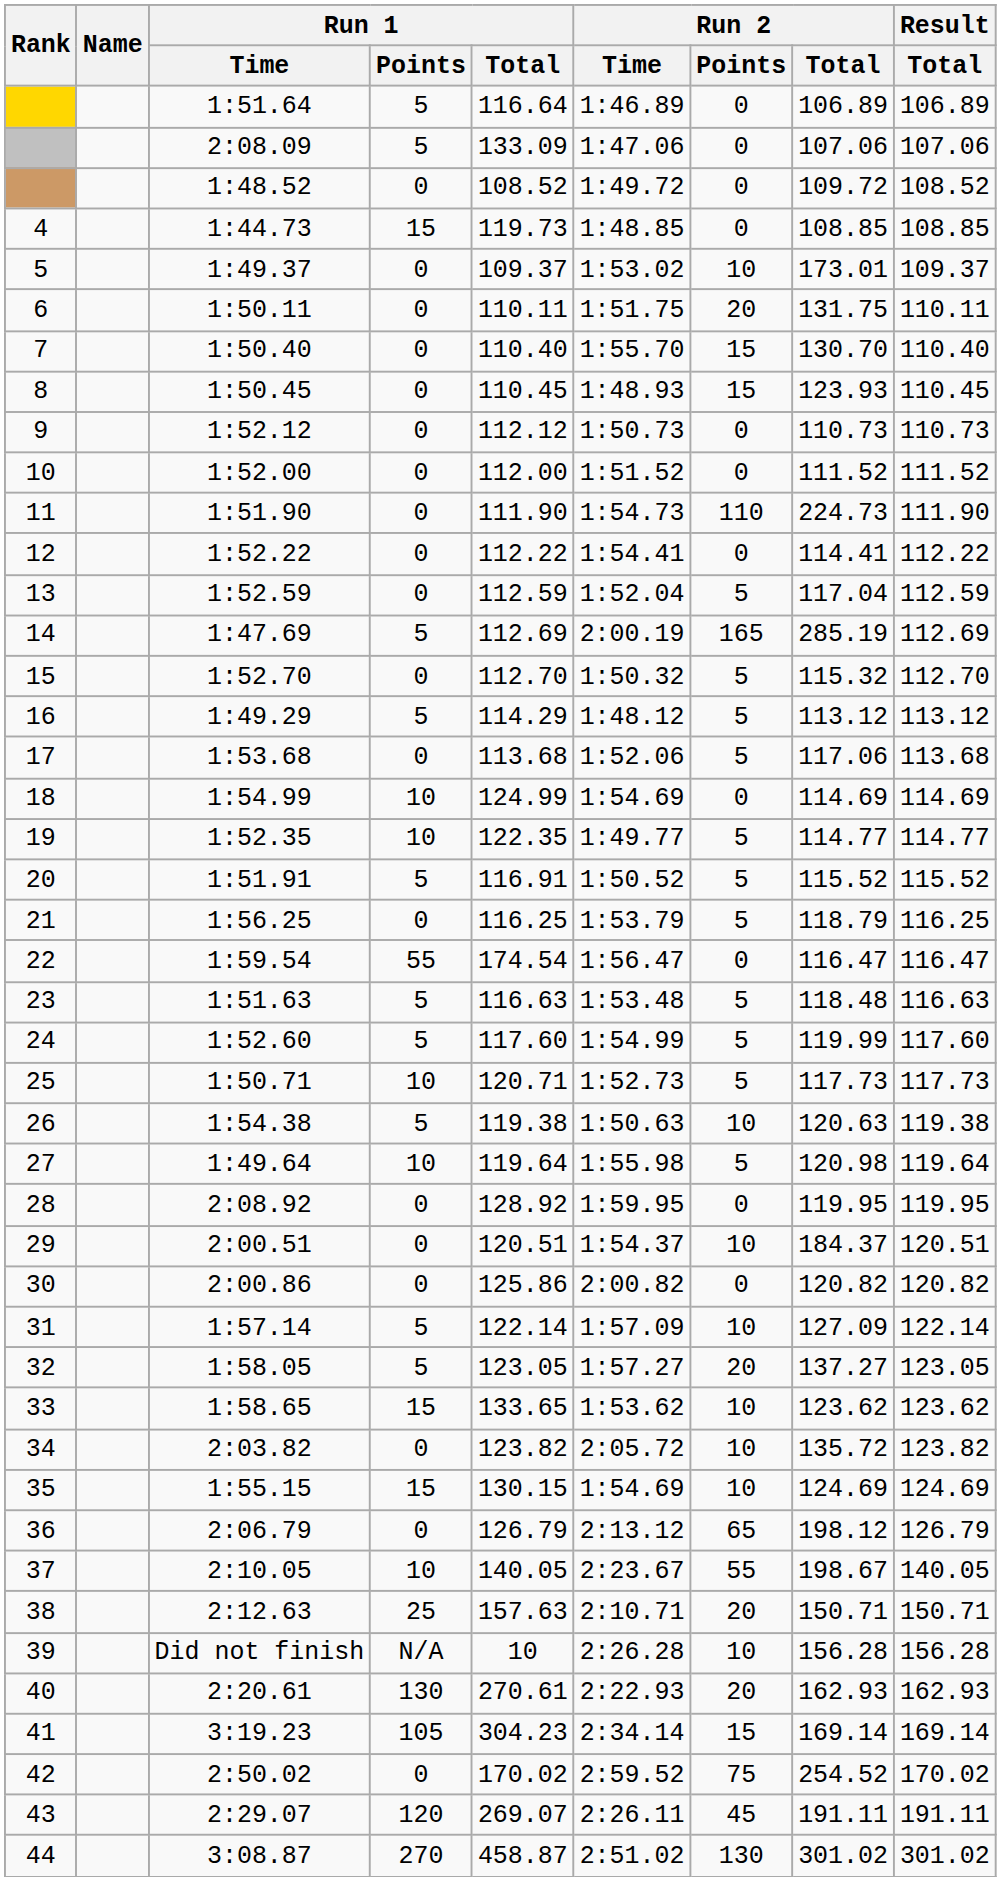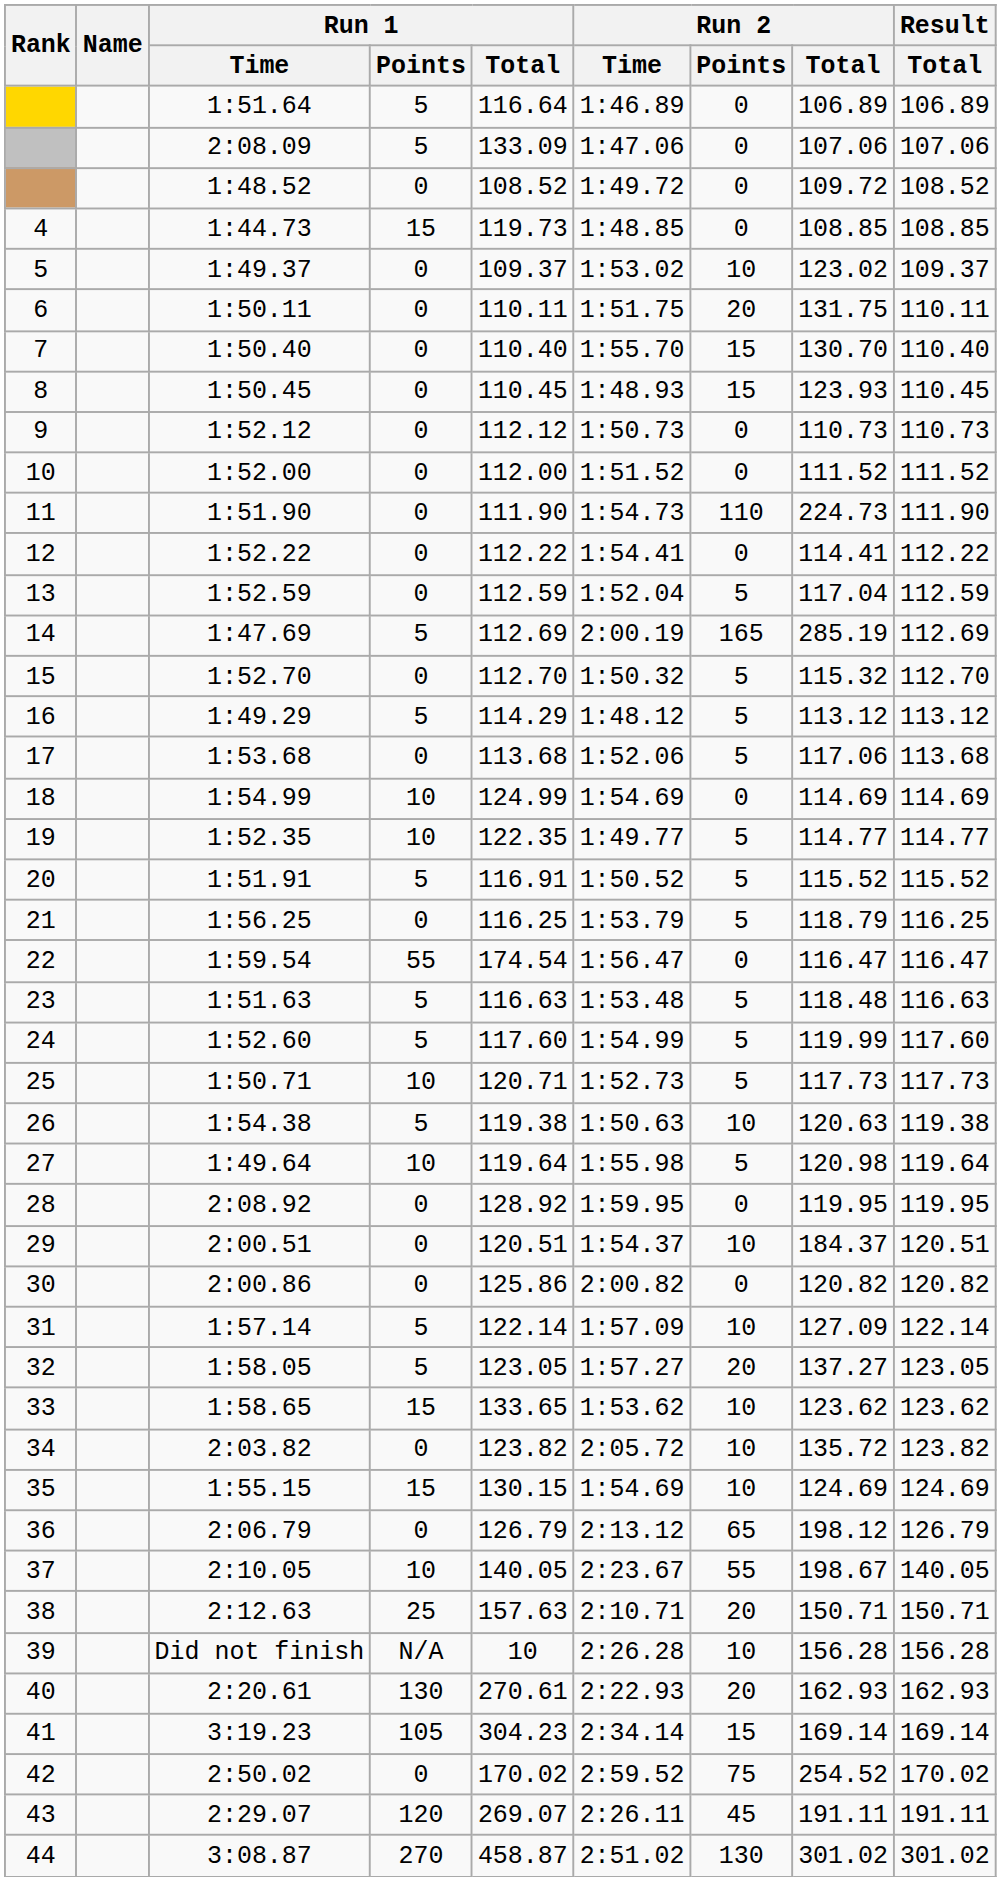(843, 269) 173.01 -> (843, 269) 123.02
